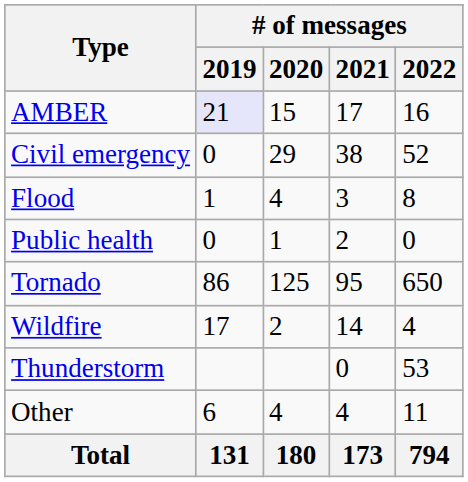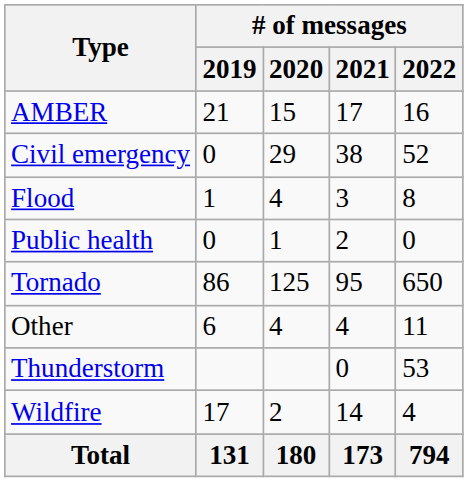(216, 111) lavender background -> (216, 111) no background
rows swapped: (56, 326) <-> (42, 411)
